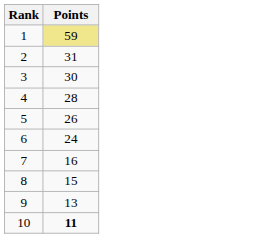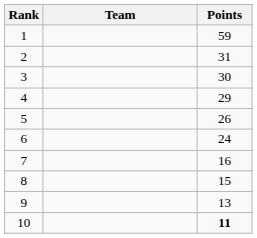+ column: (120, 14)
(71, 35) khaki background -> (225, 35) no background
(71, 98) 28 -> (225, 98) 29
